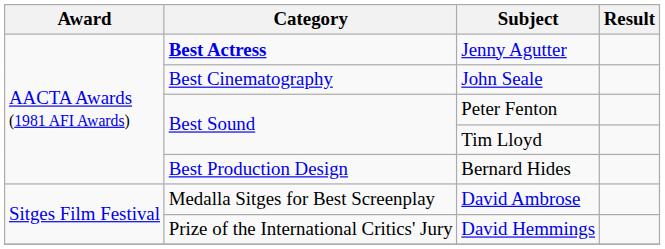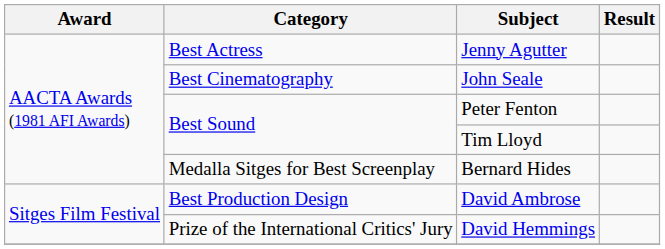(218, 49) bold -> (216, 49) normal
(258, 169) Best Production Design -> (302, 169) Medalla Sitges for Best Screenplay
(302, 199) Medalla Sitges for Best Screenplay -> (258, 199) Best Production Design
